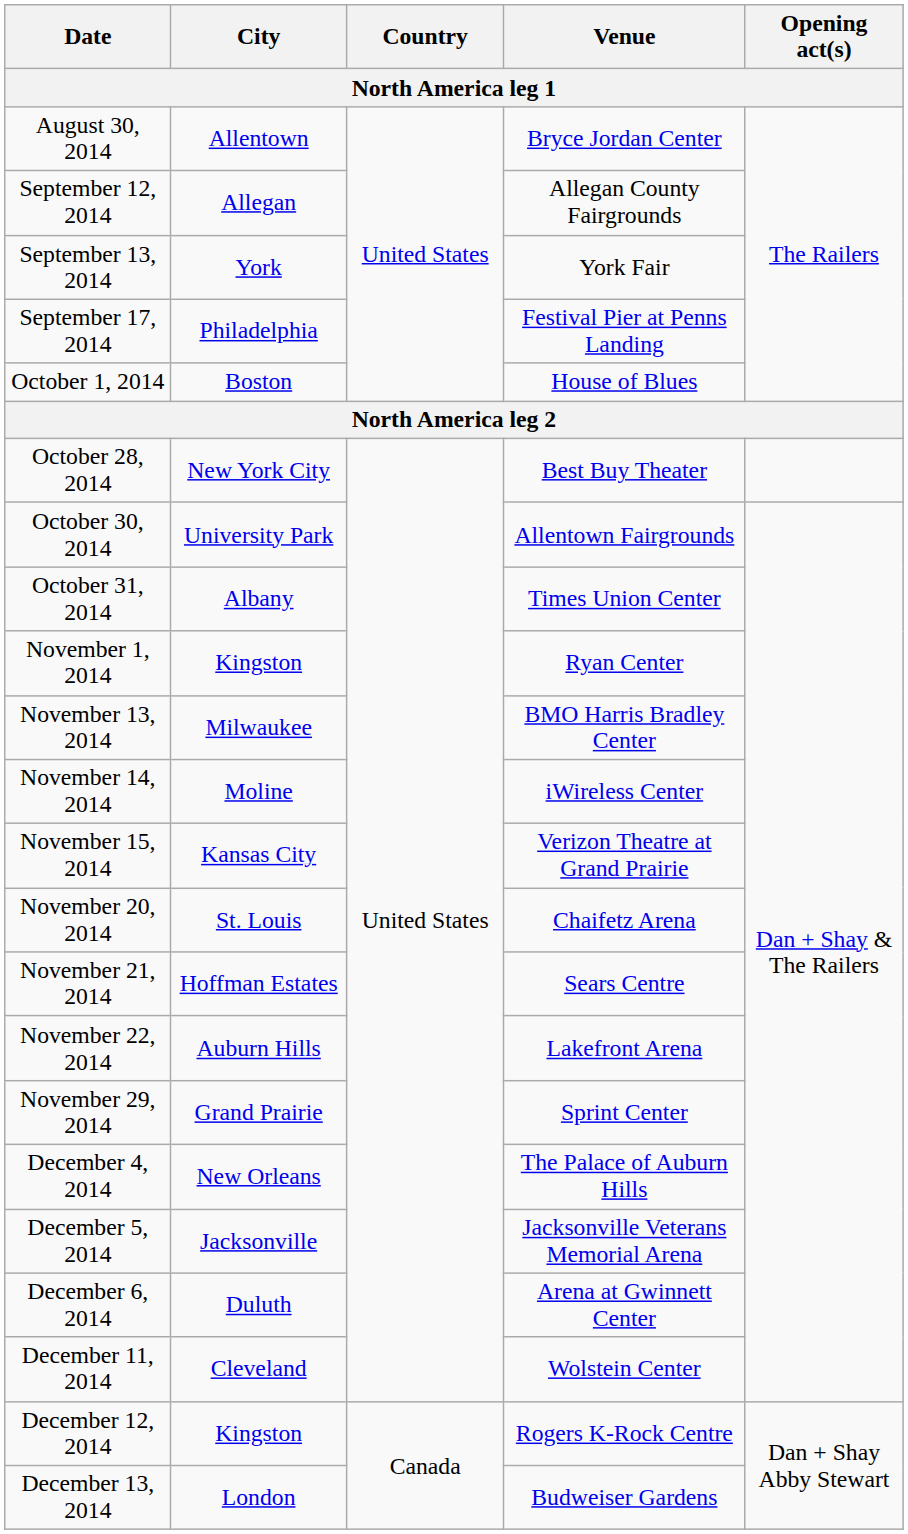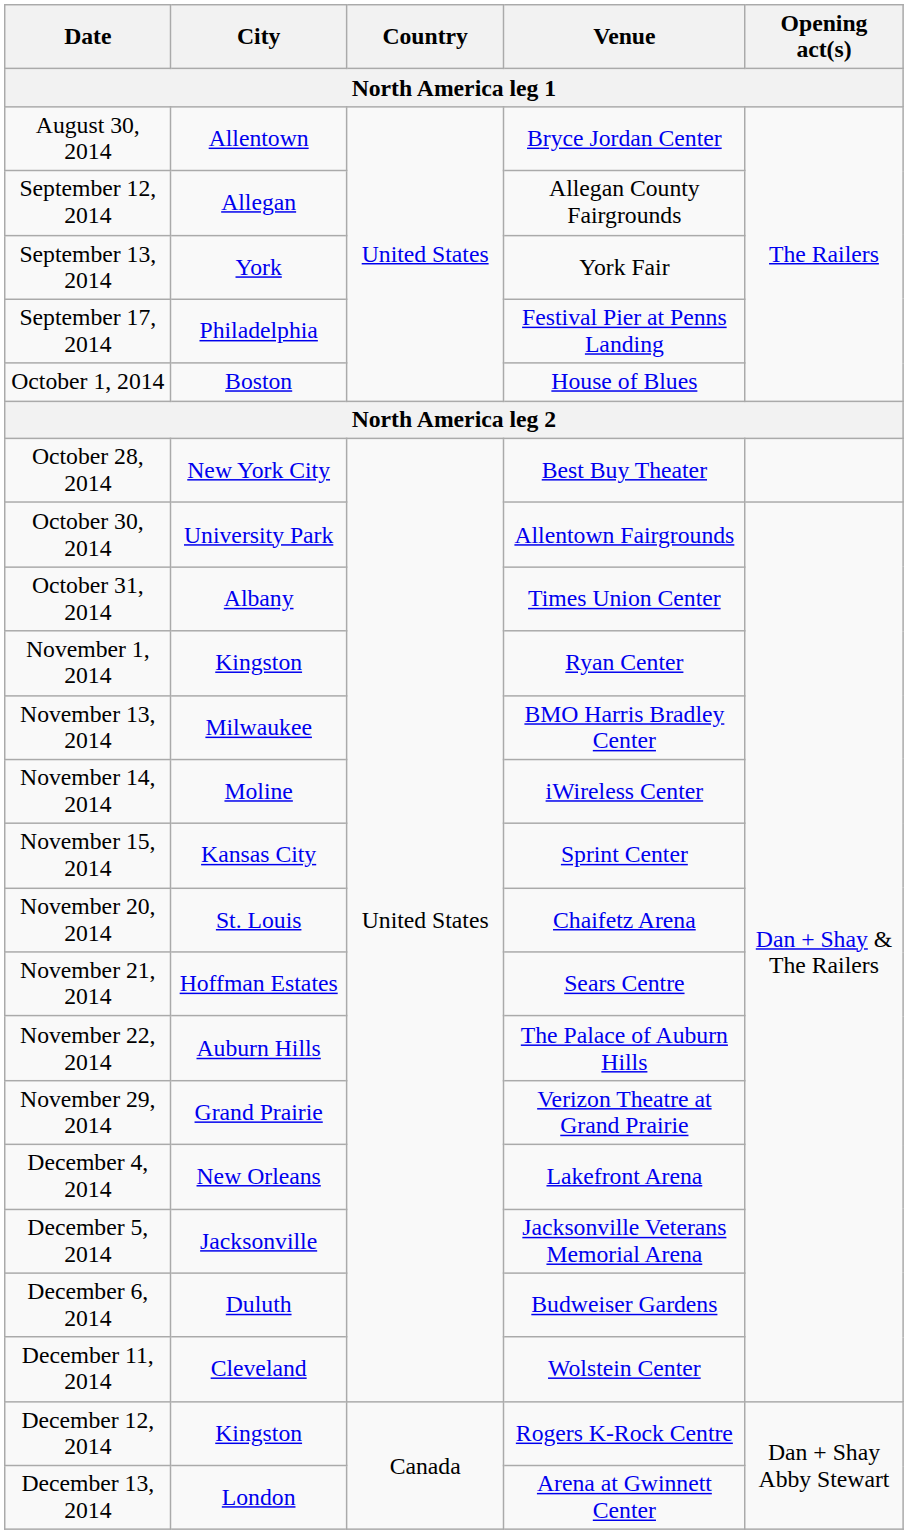(624, 855) Verizon Theatre at Grand Prairie -> (624, 855) Sprint Center
(624, 1047) Lakefront Arena -> (624, 1047) The Palace of Auburn Hills
(624, 1112) Sprint Center -> (624, 1112) Verizon Theatre at Grand Prairie
(624, 1176) The Palace of Auburn Hills -> (624, 1176) Lakefront Arena
(624, 1304) Arena at Gwinnett Center -> (624, 1304) Budweiser Gardens
(624, 1497) Budweiser Gardens -> (624, 1497) Arena at Gwinnett Center
